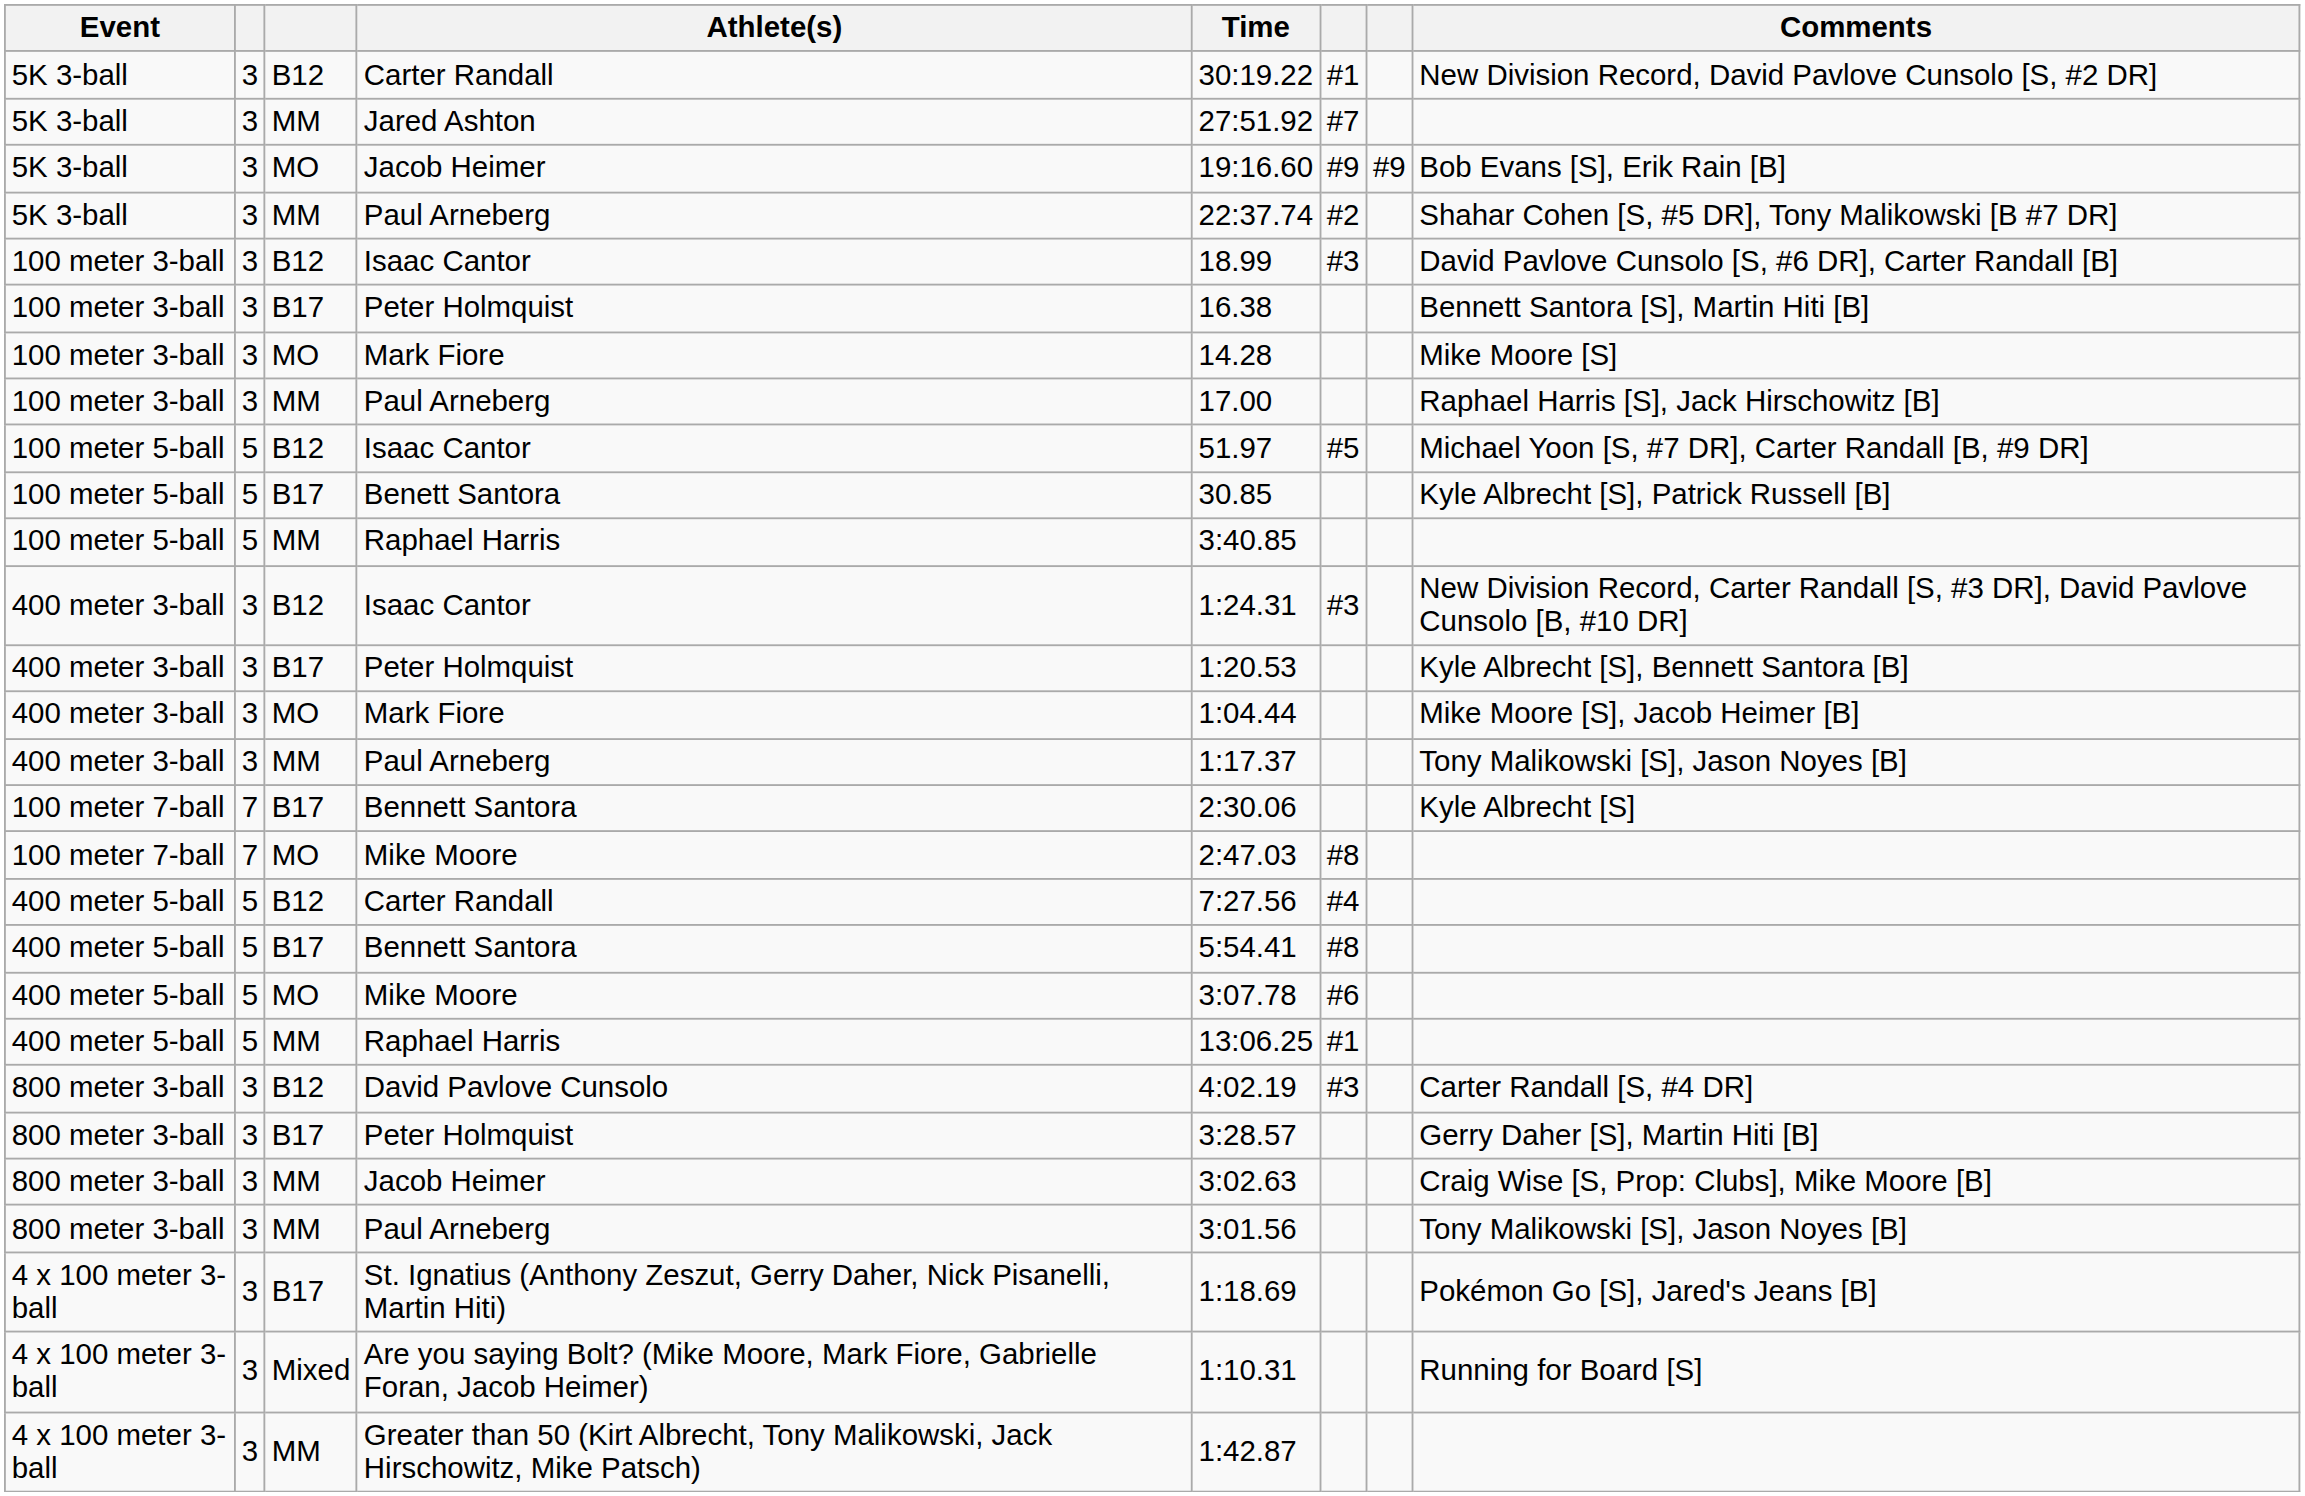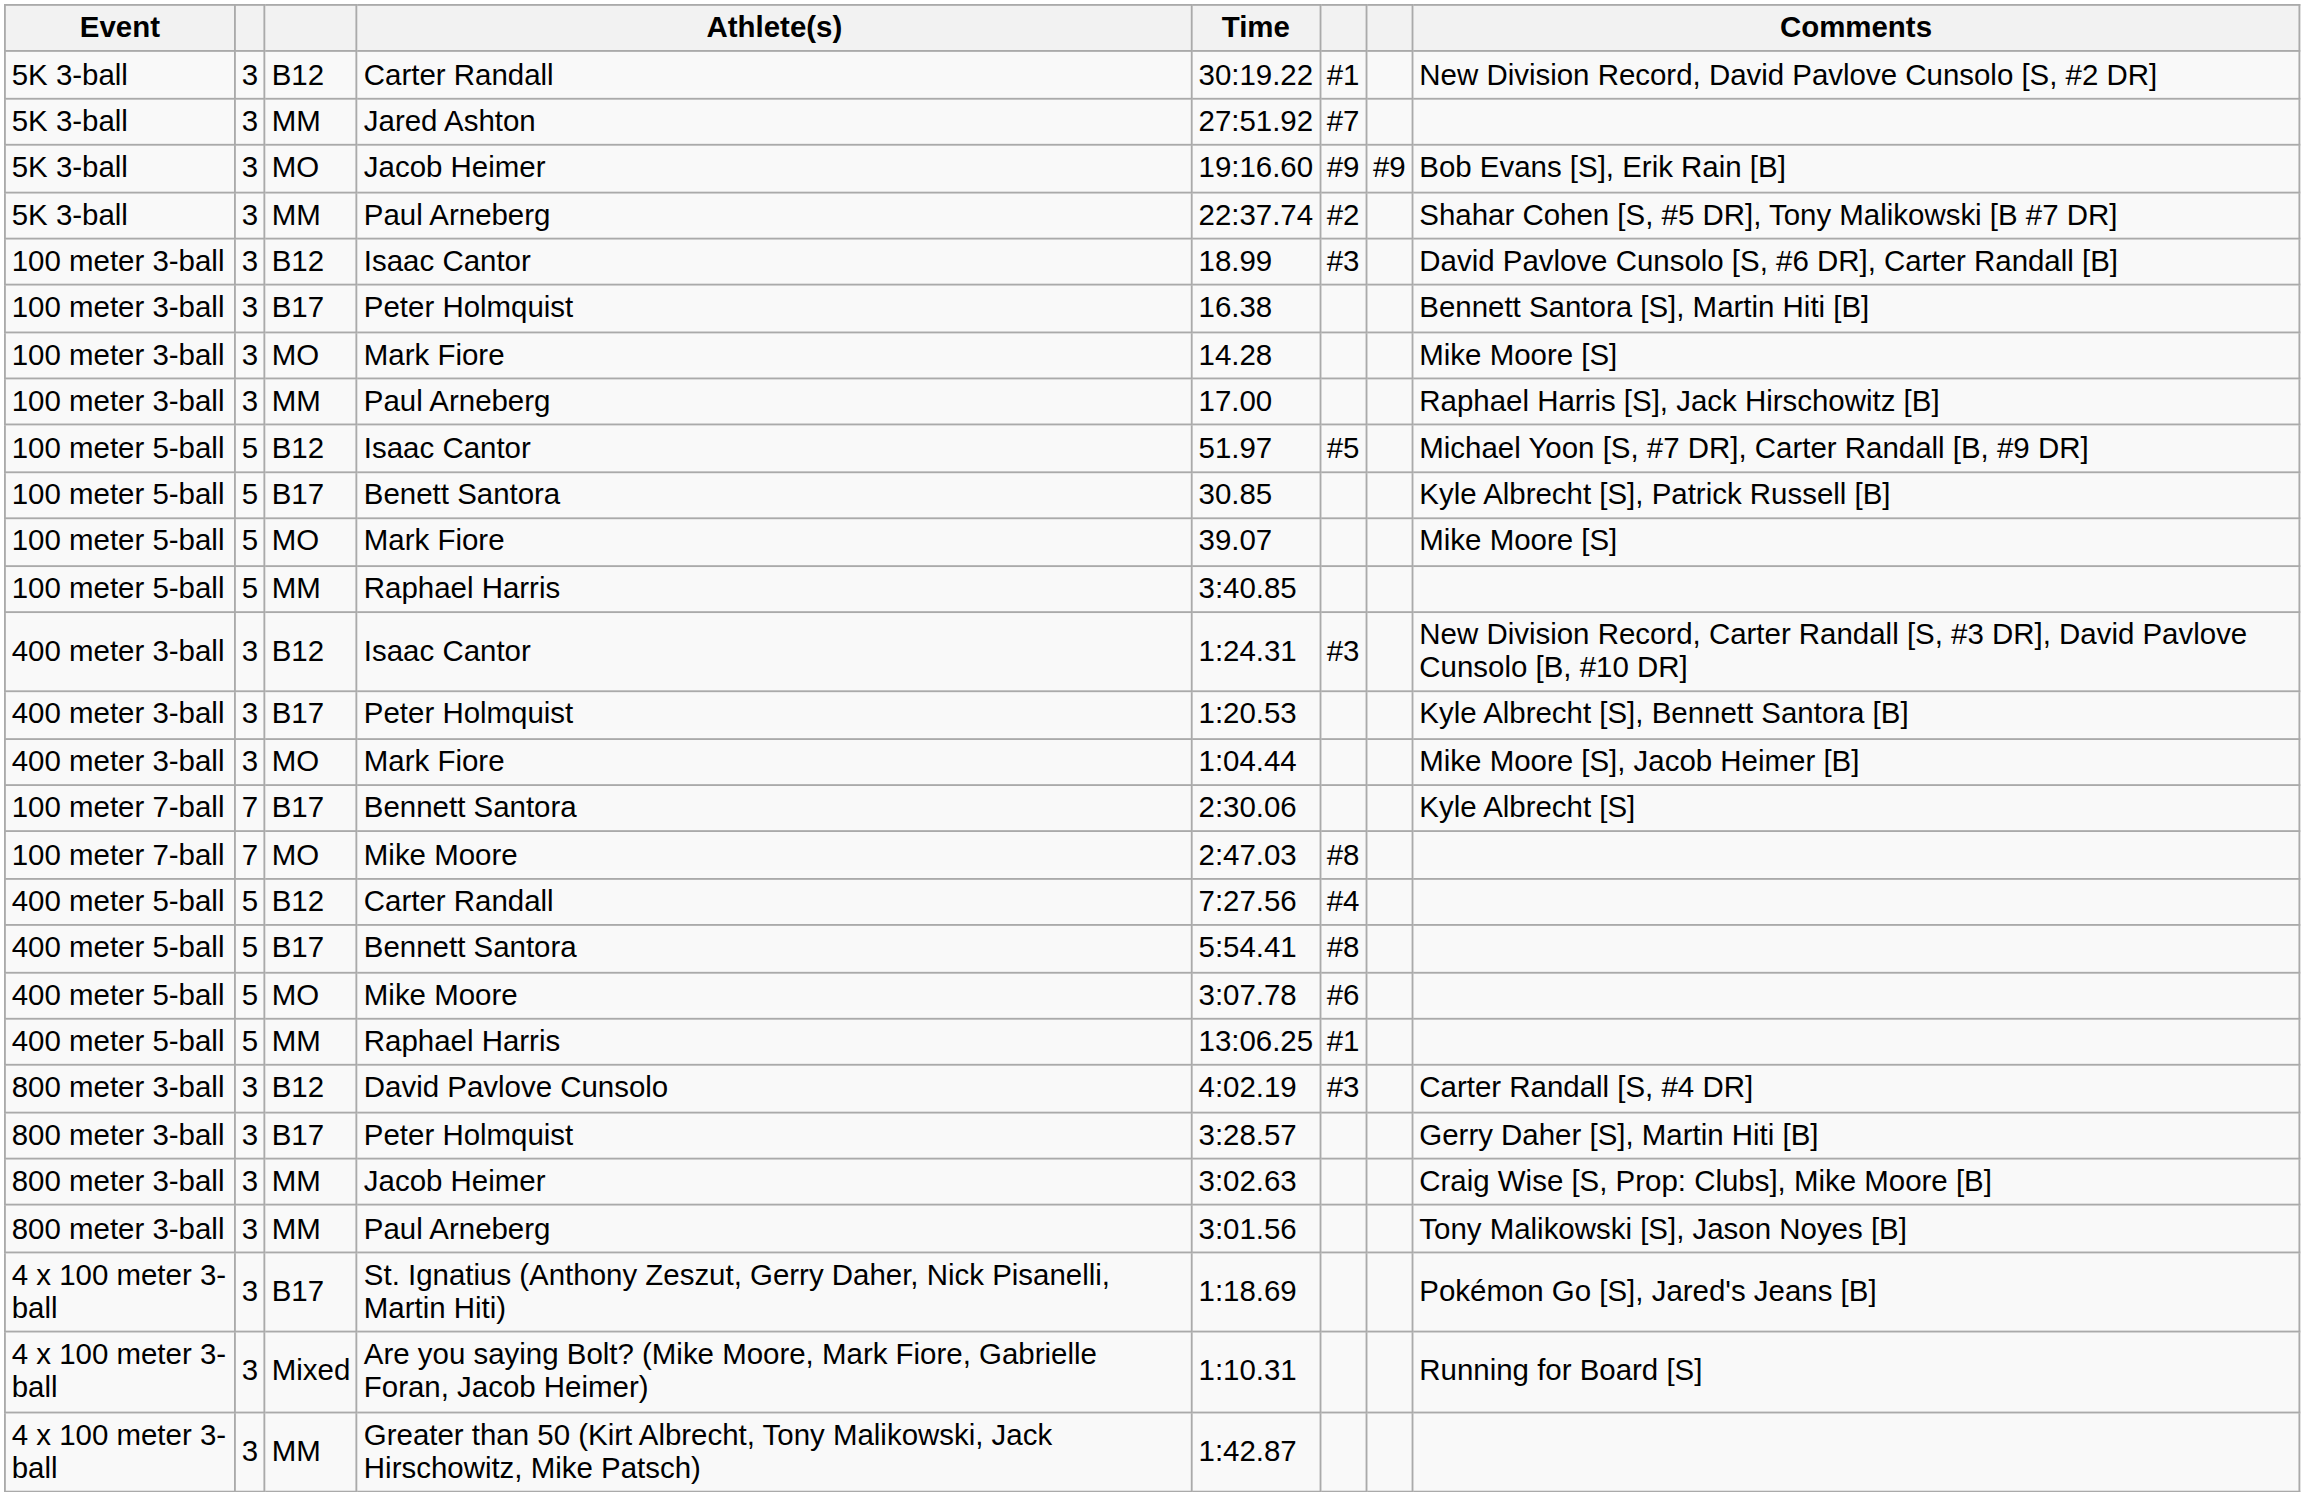+ row: (118, 541)
- row: (118, 761)
